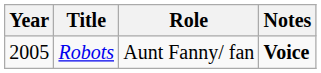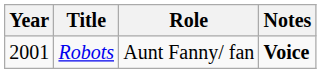(29, 52) 2005 -> (29, 52) 2001
